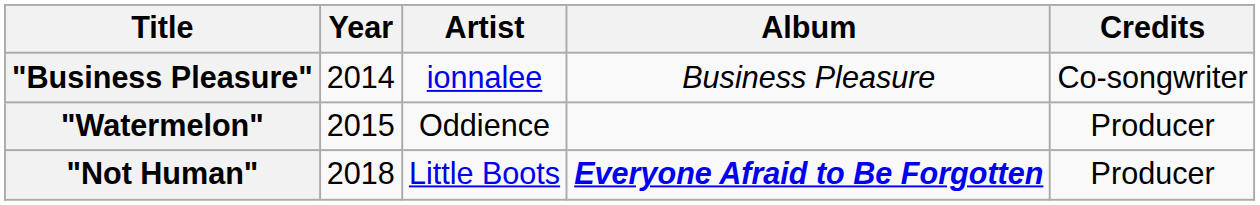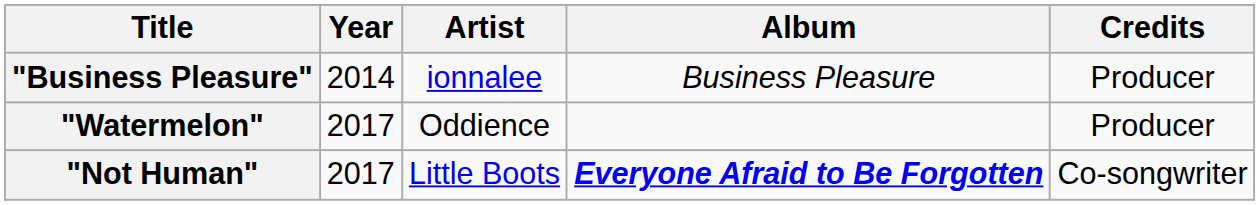(1153, 77) Co-songwriter -> (1153, 77) Producer
(361, 125) 2015 -> (361, 125) 2017
(361, 174) 2018 -> (361, 174) 2017
(1153, 174) Producer -> (1153, 174) Co-songwriter
